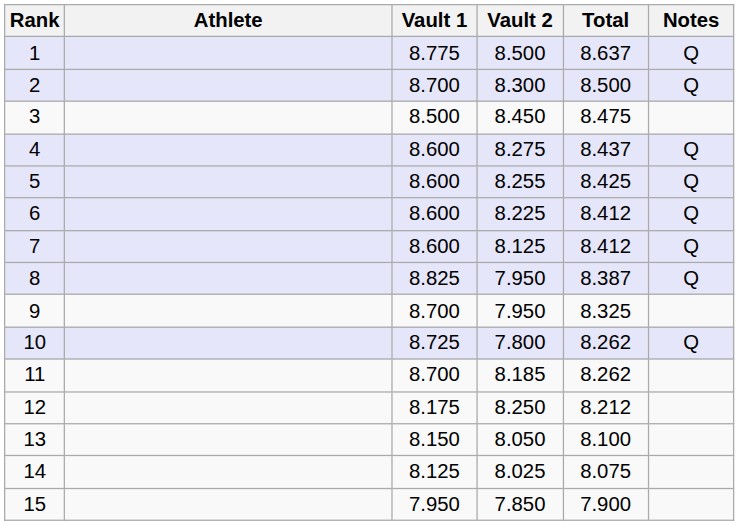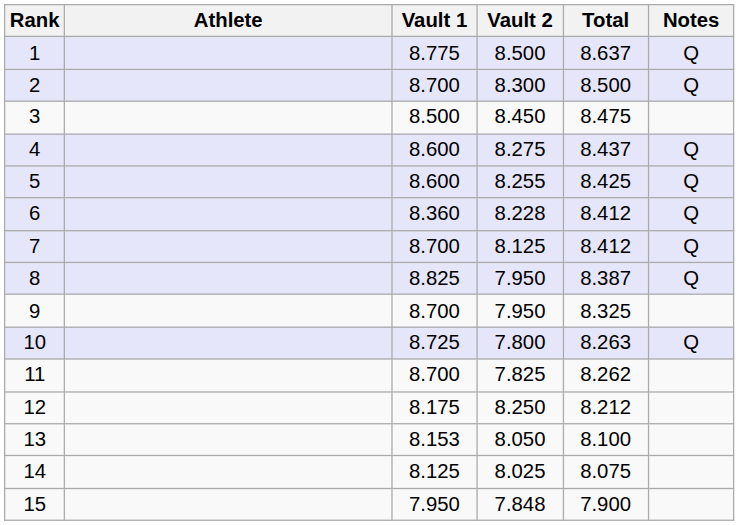(434, 213) 8.600 -> (434, 213) 8.360
(520, 213) 8.225 -> (520, 213) 8.228
(434, 246) 8.600 -> (434, 246) 8.700
(606, 342) 8.262 -> (606, 342) 8.263
(520, 375) 8.185 -> (520, 375) 7.825
(434, 439) 8.150 -> (434, 439) 8.153
(520, 504) 7.850 -> (520, 504) 7.848
